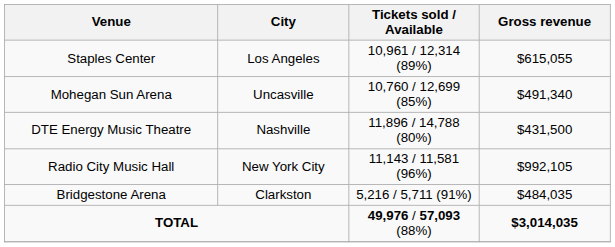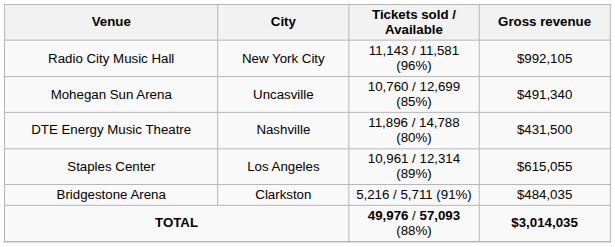rows swapped: (111, 166) <-> (111, 58)
